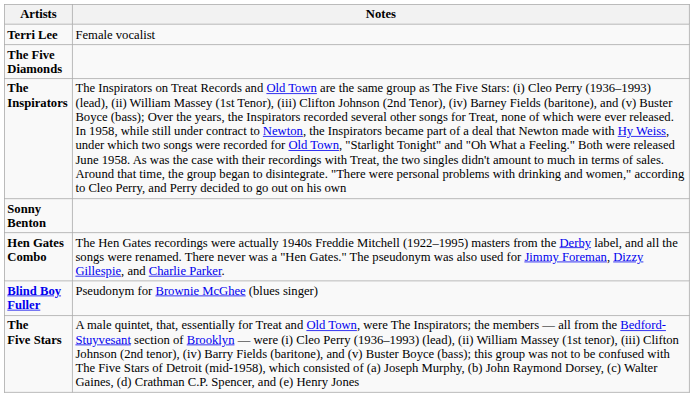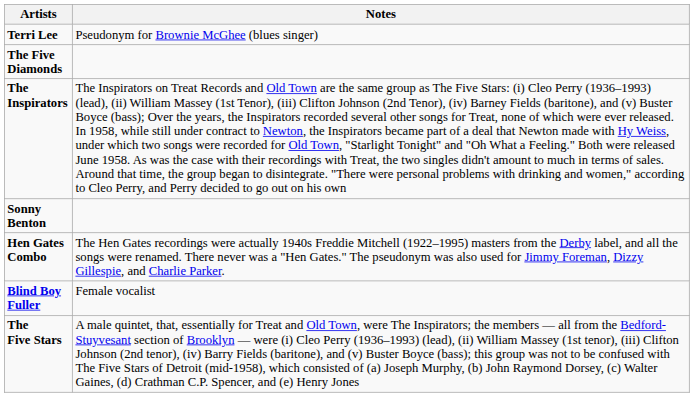(115, 34) Female vocalist -> (197, 34) Pseudonym for Brownie McGhee (blues singer)
(197, 291) Pseudonym for Brownie McGhee (blues singer) -> (115, 291) Female vocalist
